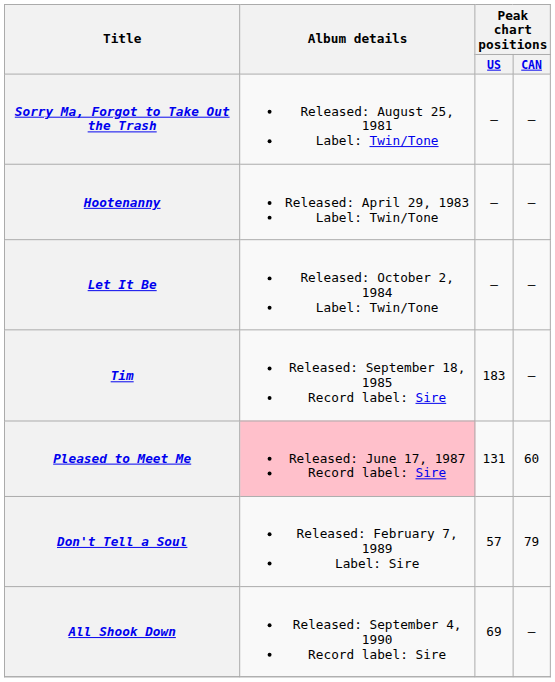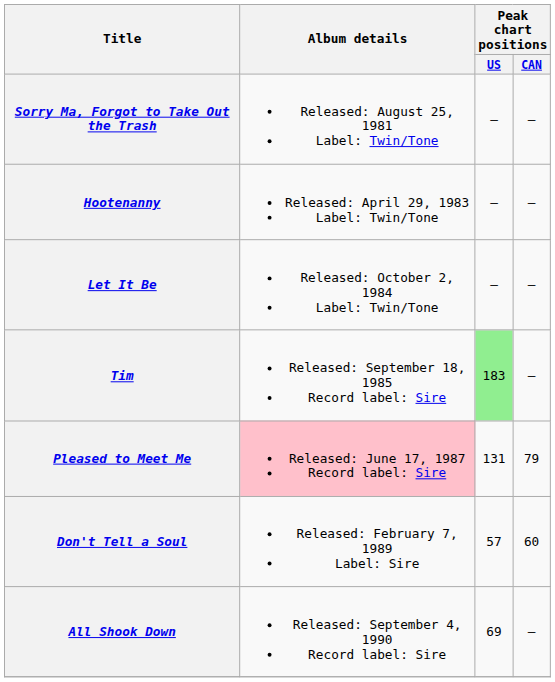(494, 375) no background -> (494, 375) lightgreen background
(532, 458) 60 -> (532, 458) 79
(532, 541) 79 -> (532, 541) 60
